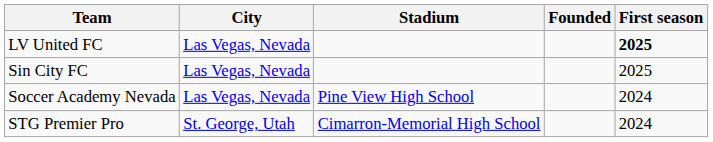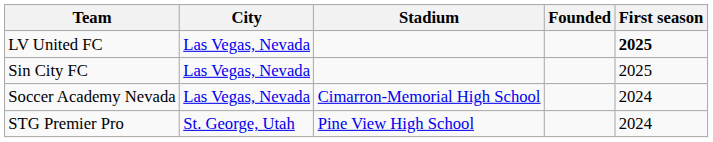(396, 96) Pine View High School -> (429, 96) Cimarron-Memorial High School
(429, 123) Cimarron-Memorial High School -> (396, 123) Pine View High School
